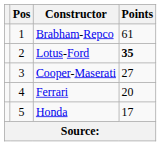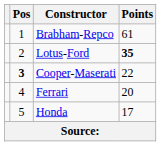(22, 73) normal -> (22, 73) bold
(127, 73) 27 -> (127, 73) 22
